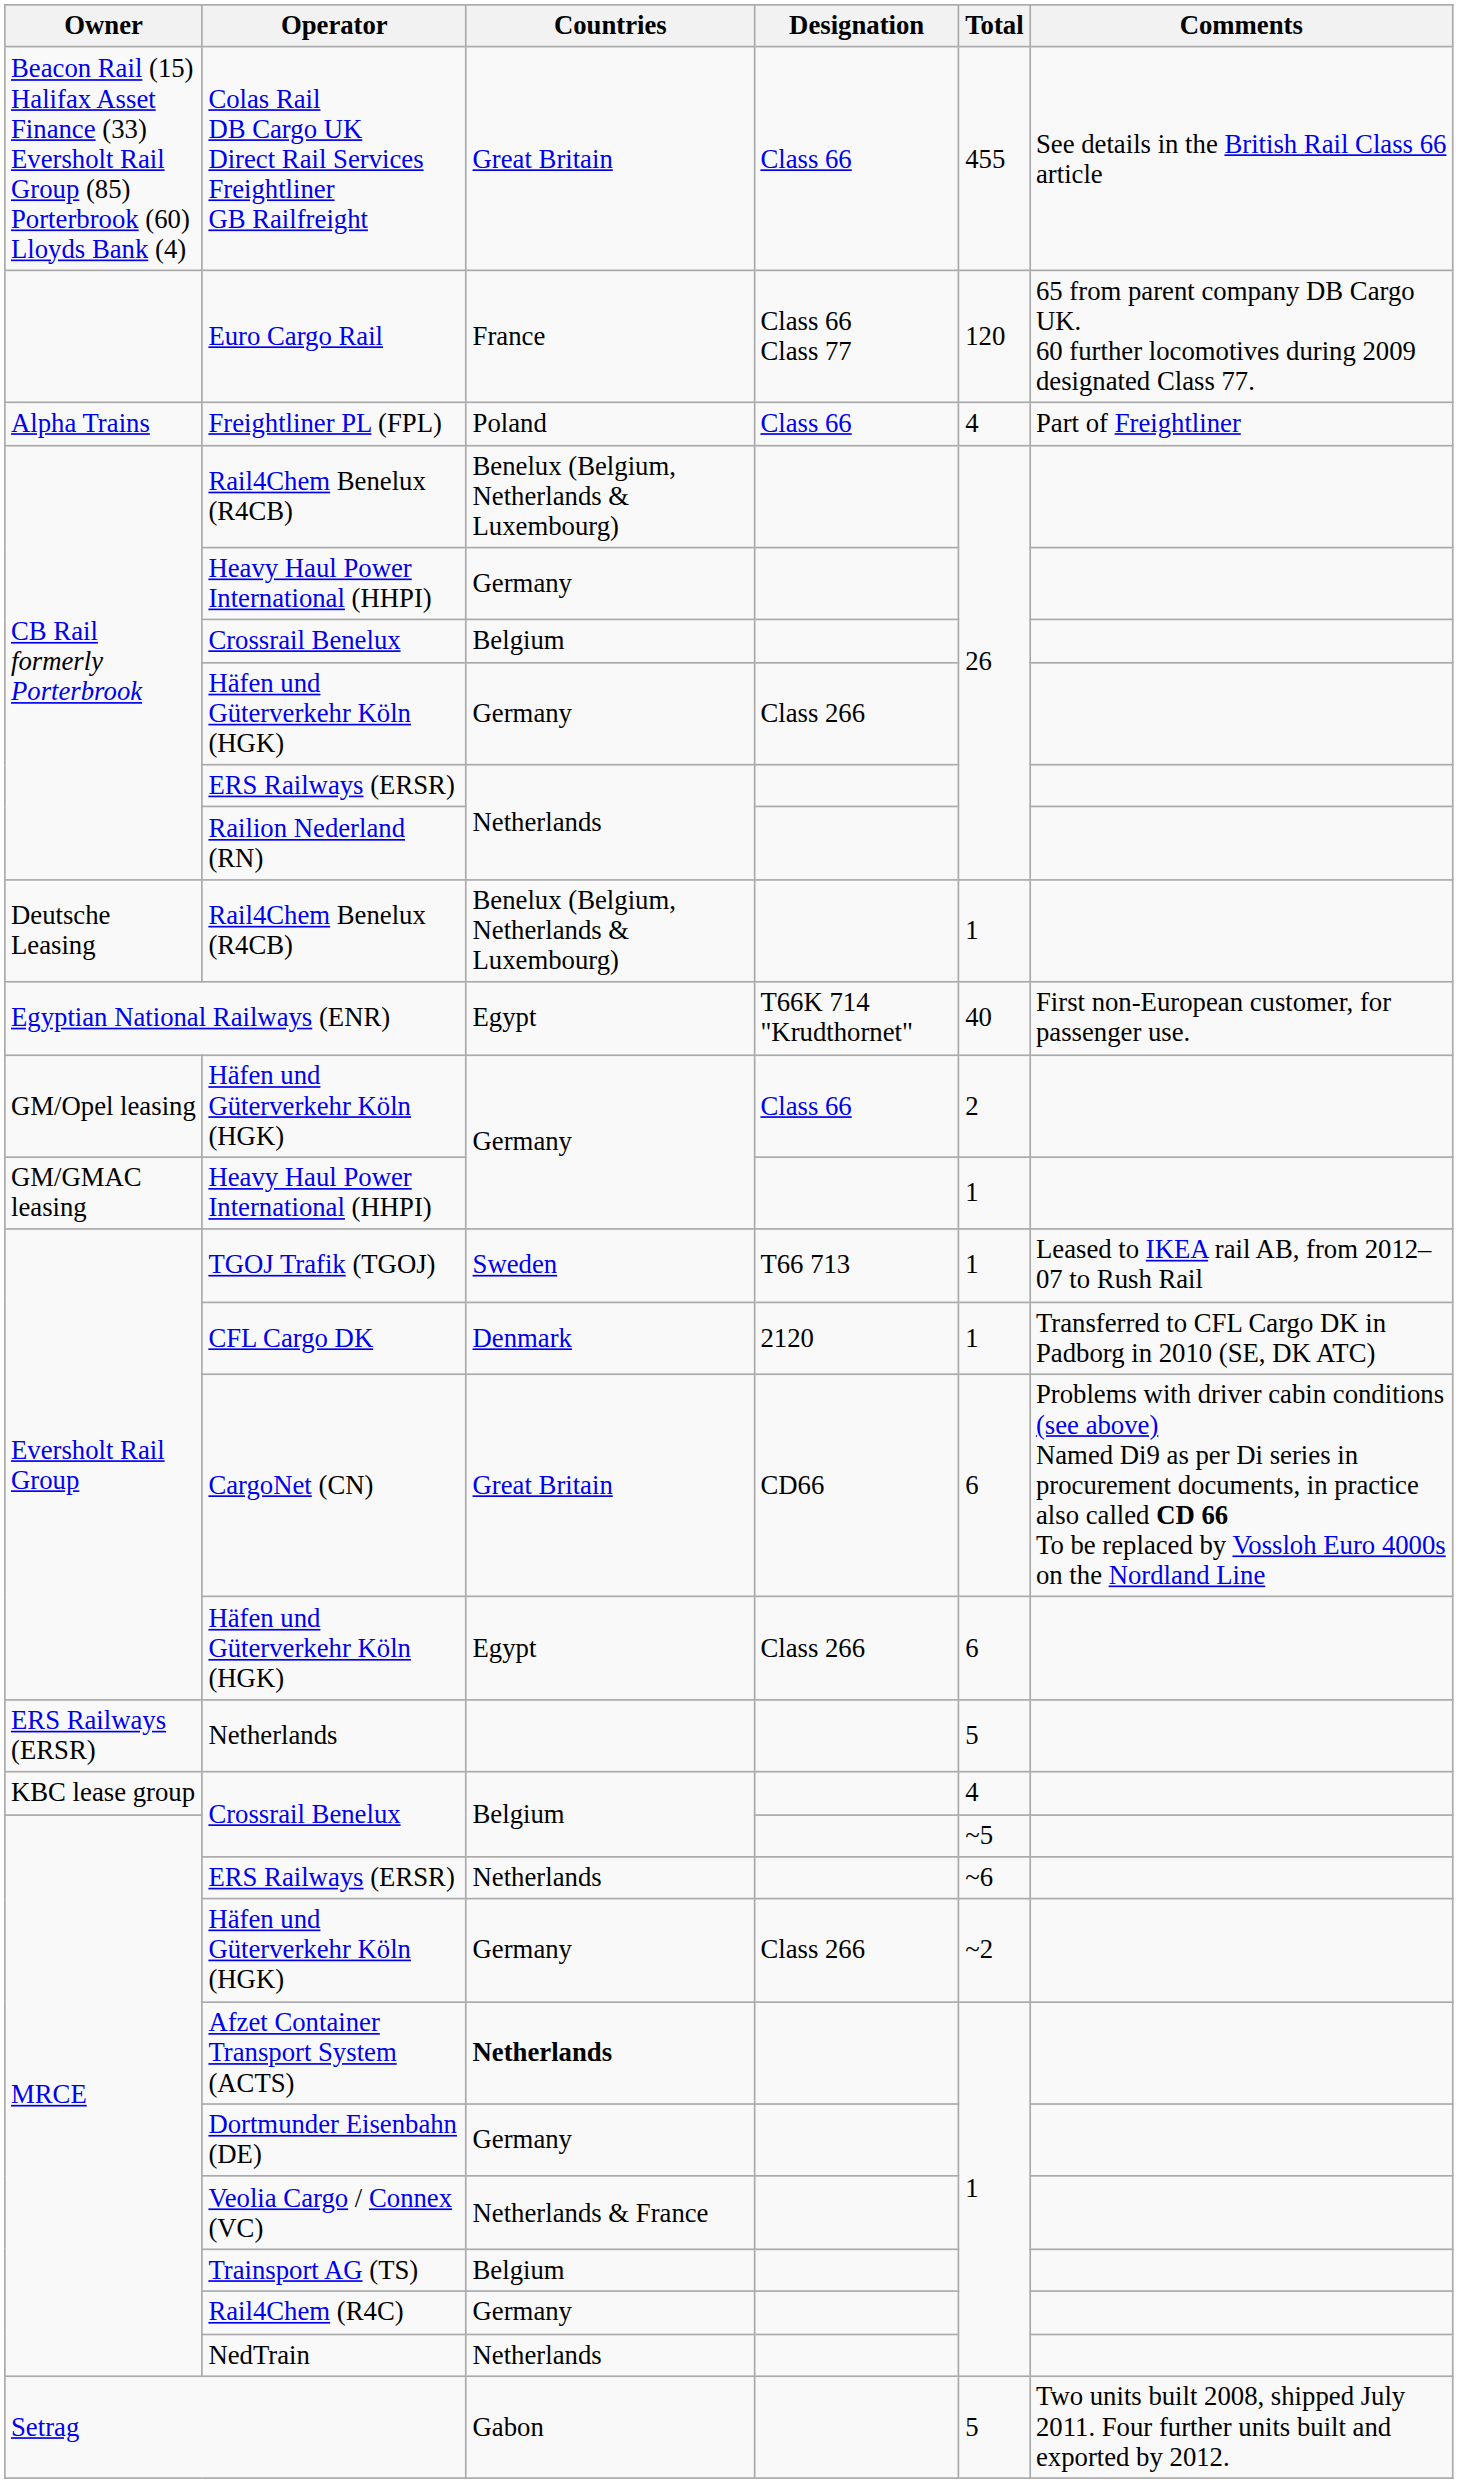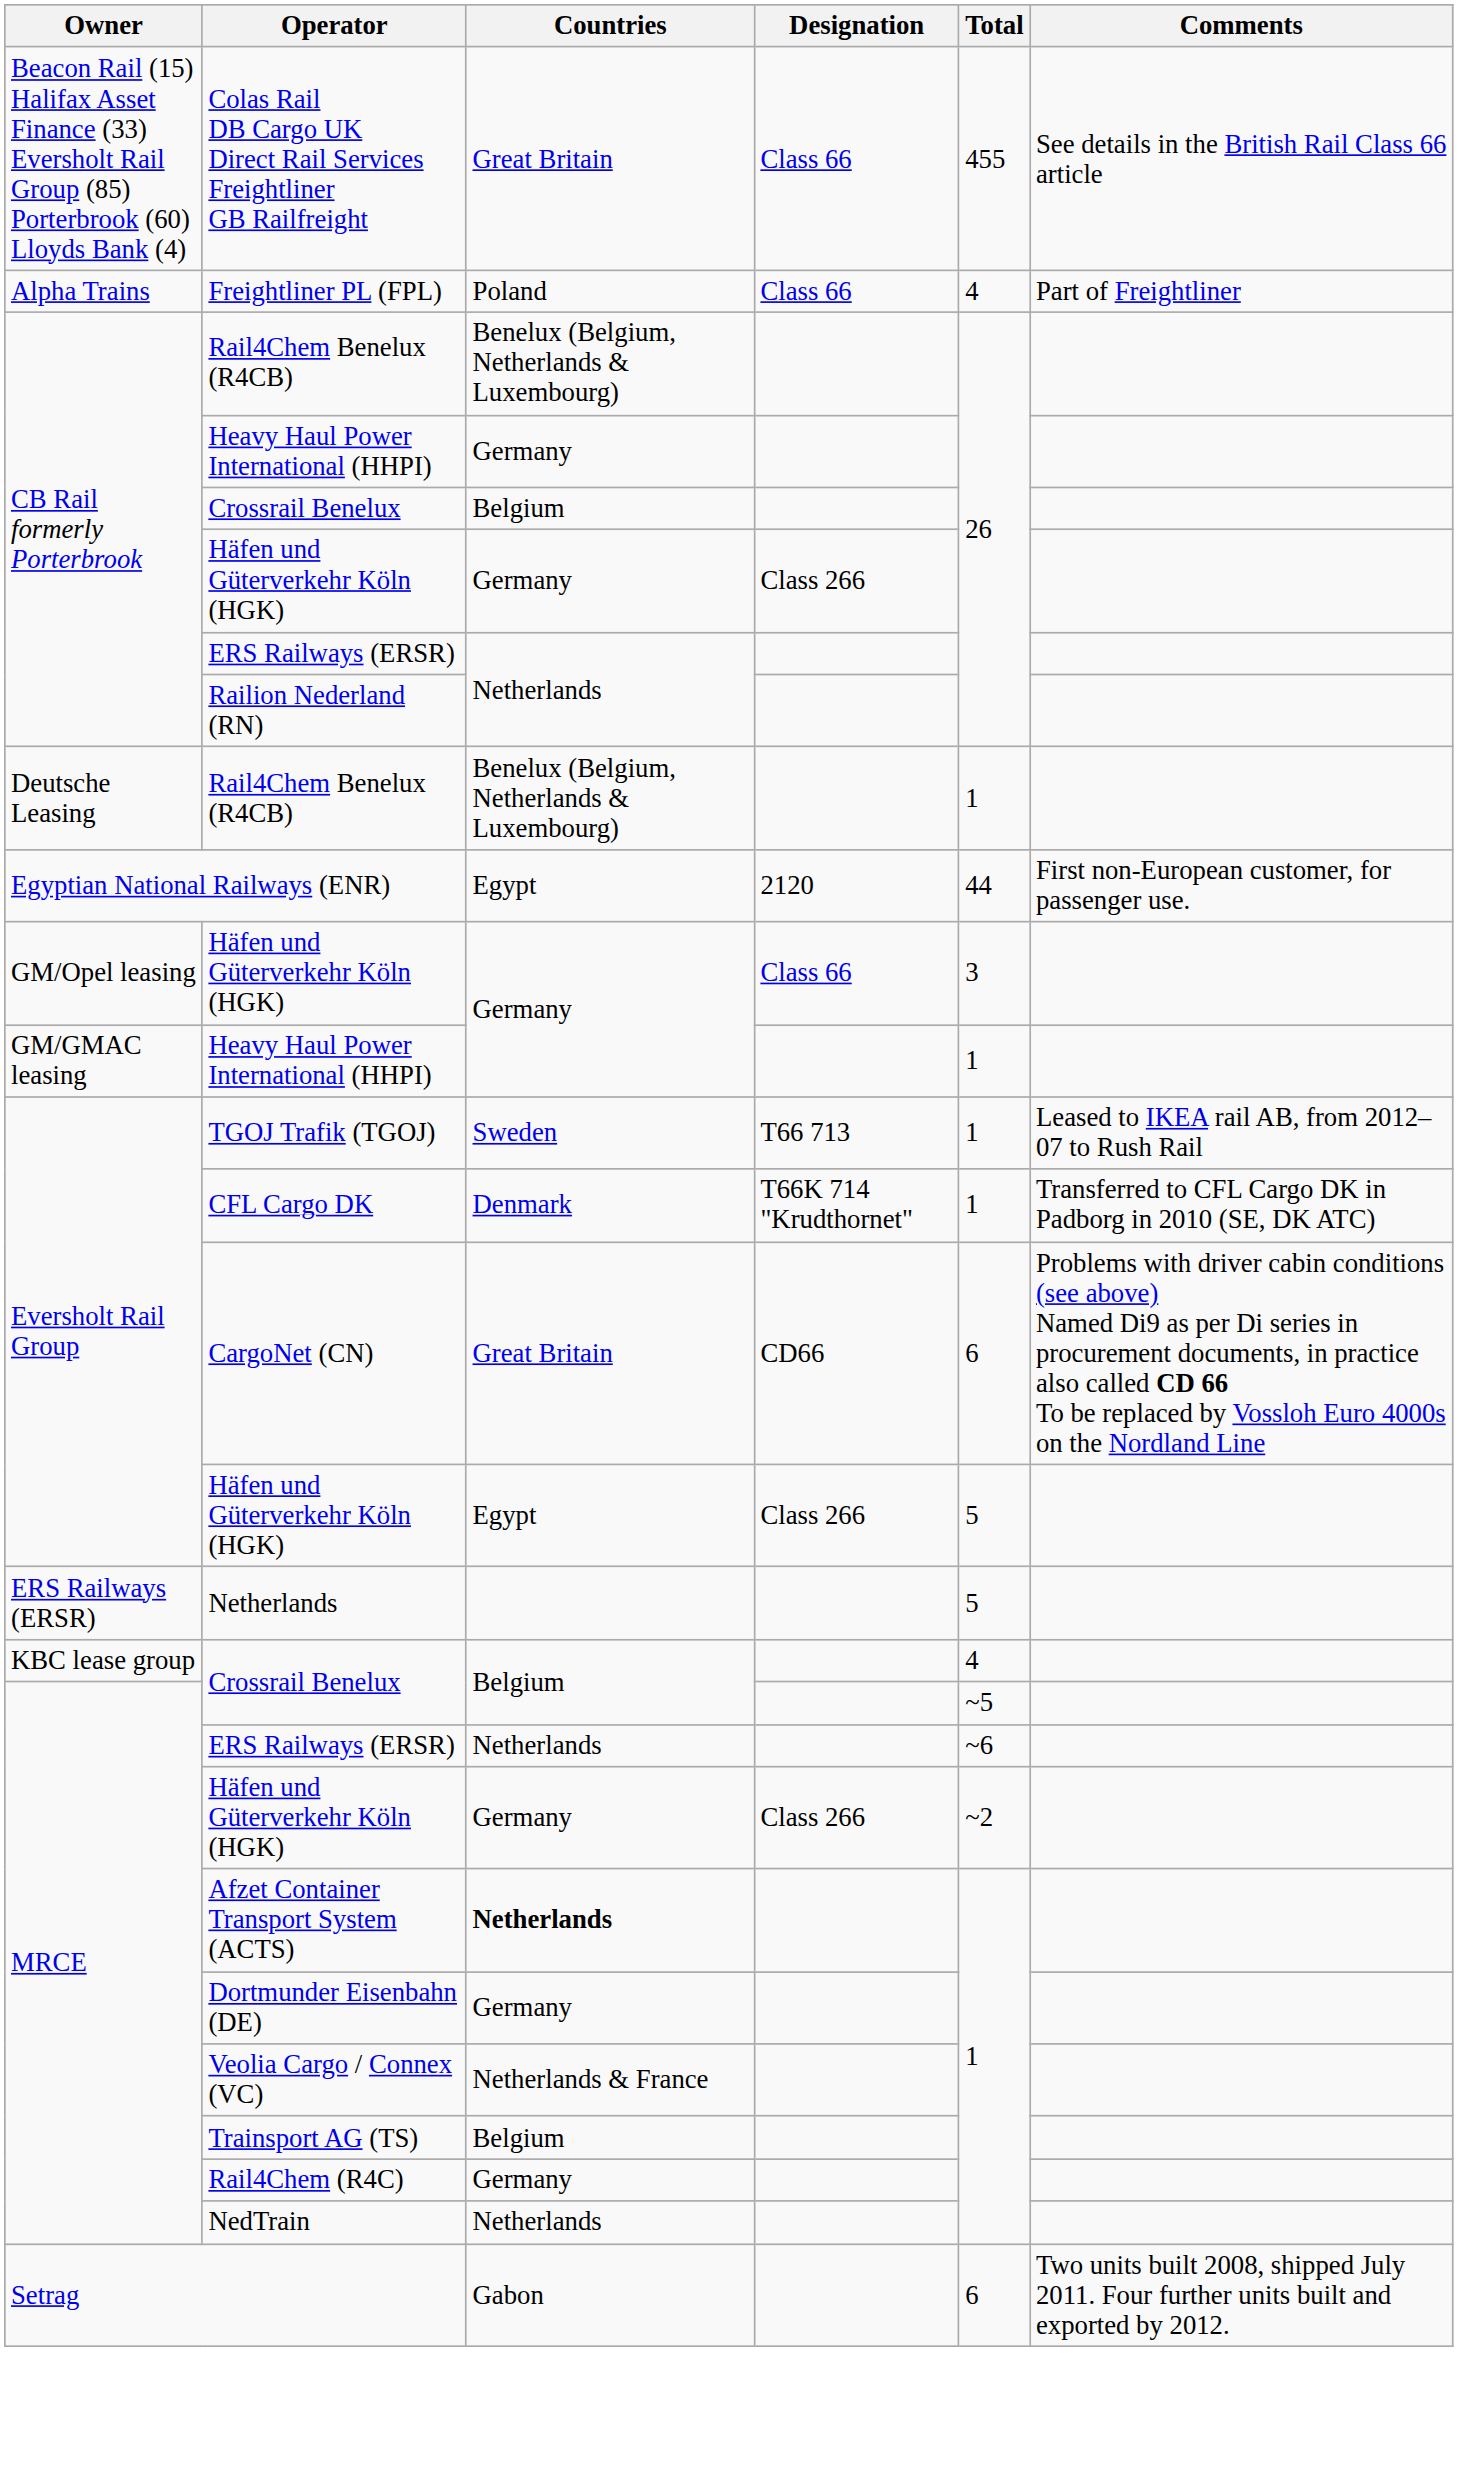- row: (104, 336)
(837, 1017) T66K 714 "Krudthornet" -> (787, 885) 2120
(979, 1017) 40 -> (979, 885) 44
(972, 1105) 2 -> (972, 972) 3
(787, 1337) 2120 -> (837, 1205) T66K 714 "Krudthornet"
(972, 1647) 6 -> (972, 1515) 5
(972, 2426) 5 -> (972, 2294) 6
